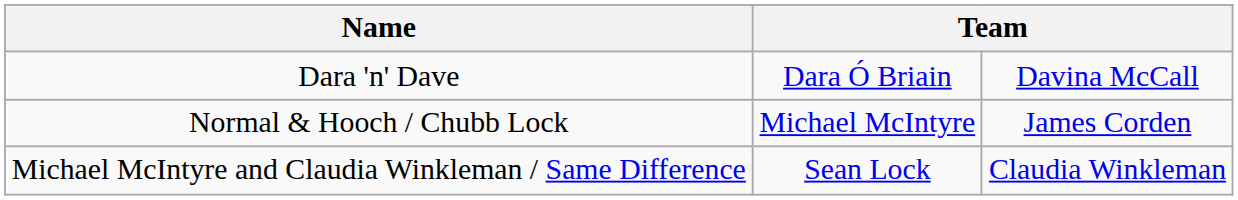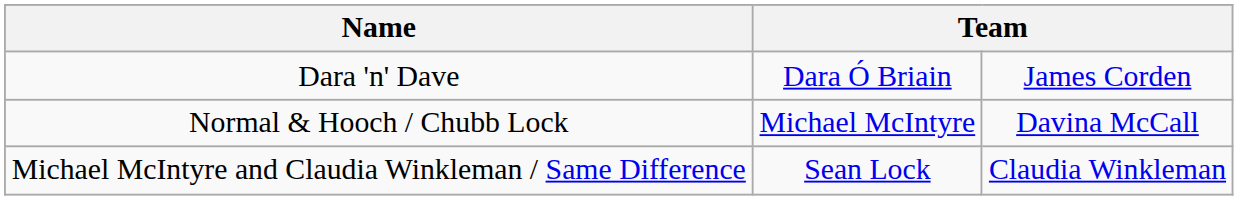(1107, 75) Davina McCall -> (1107, 75) James Corden
(1107, 122) James Corden -> (1107, 122) Davina McCall
